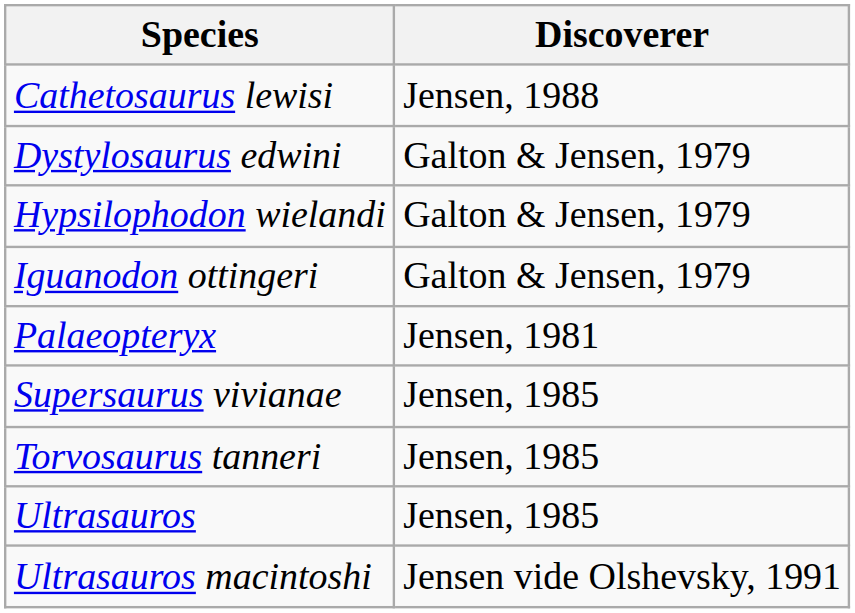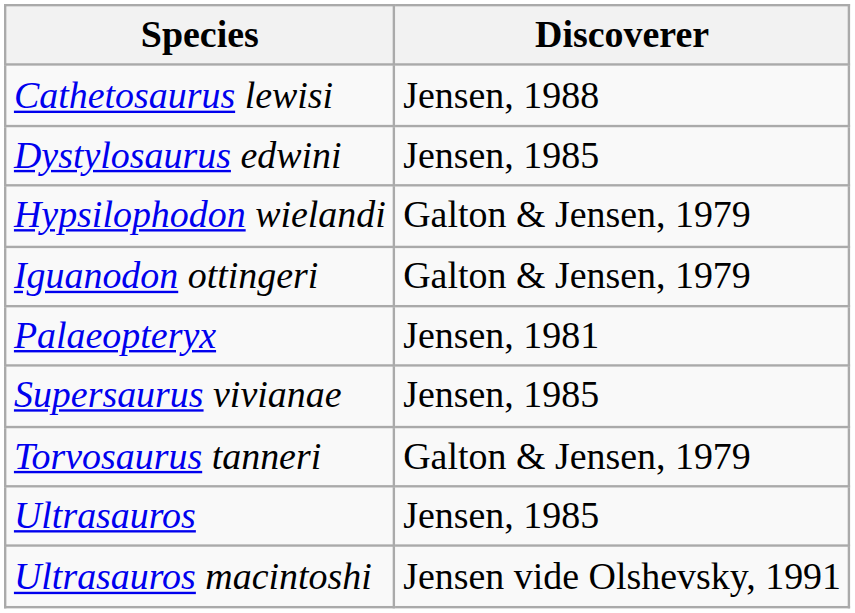(577, 154) Galton & Jensen, 1979 -> (501, 154) Jensen, 1985
(501, 455) Jensen, 1985 -> (577, 455) Galton & Jensen, 1979
